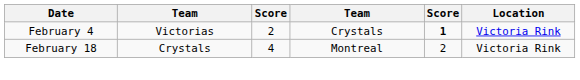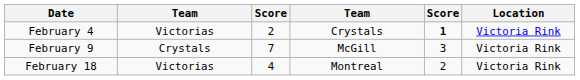+ row: (61, 48)
(185, 48) Crystals -> (185, 66) Victorias
